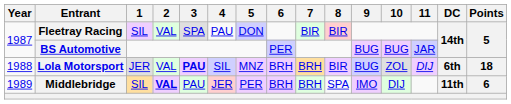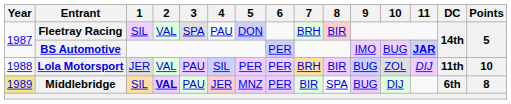(310, 31) BIR -> (309, 31) BRH
(367, 48) BUG -> (365, 48) IMO
(425, 48) normal -> (424, 48) bold
(194, 66) bold -> (194, 66) normal
(251, 66) MNZ -> (250, 66) PER
(281, 66) BRH -> (280, 66) PER
(452, 66) 6th -> (452, 66) 11th
(486, 66) 18 -> (486, 66) 10
(20, 84) no background -> (20, 84) khaki background
(251, 84) PER -> (250, 84) MNZ
(281, 84) BRH -> (280, 84) PER
(310, 84) BRH -> (309, 84) BIR
(367, 84) IMO -> (365, 84) BUG
(452, 84) 11th -> (452, 84) 6th
(486, 84) 6 -> (486, 84) 8
